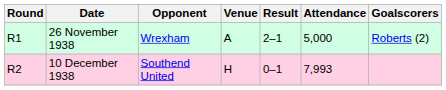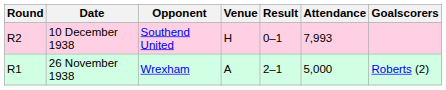rows swapped: (83, 38) <-> (83, 69)
